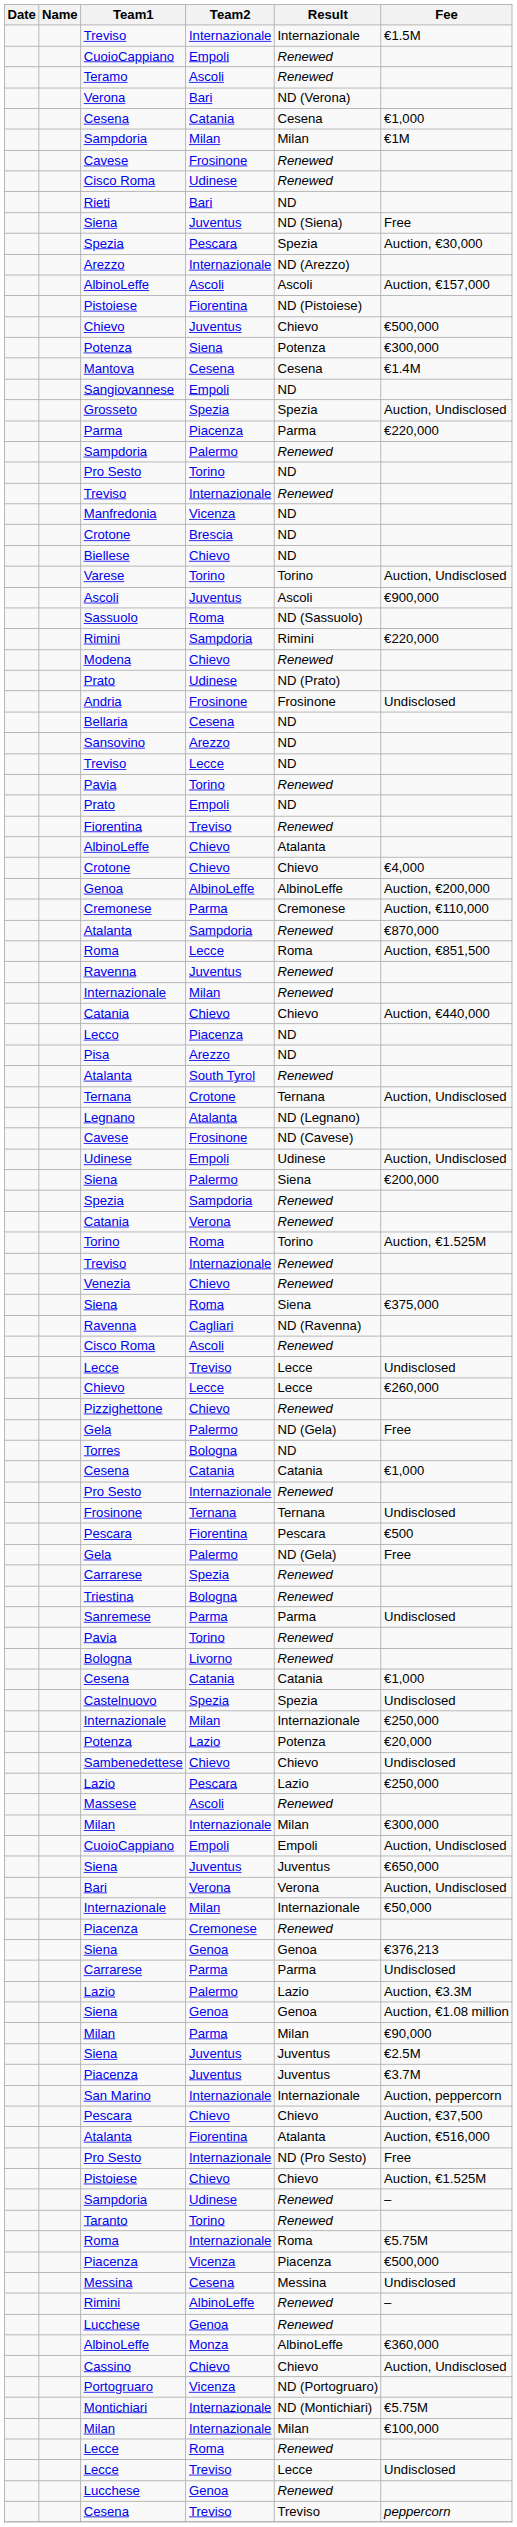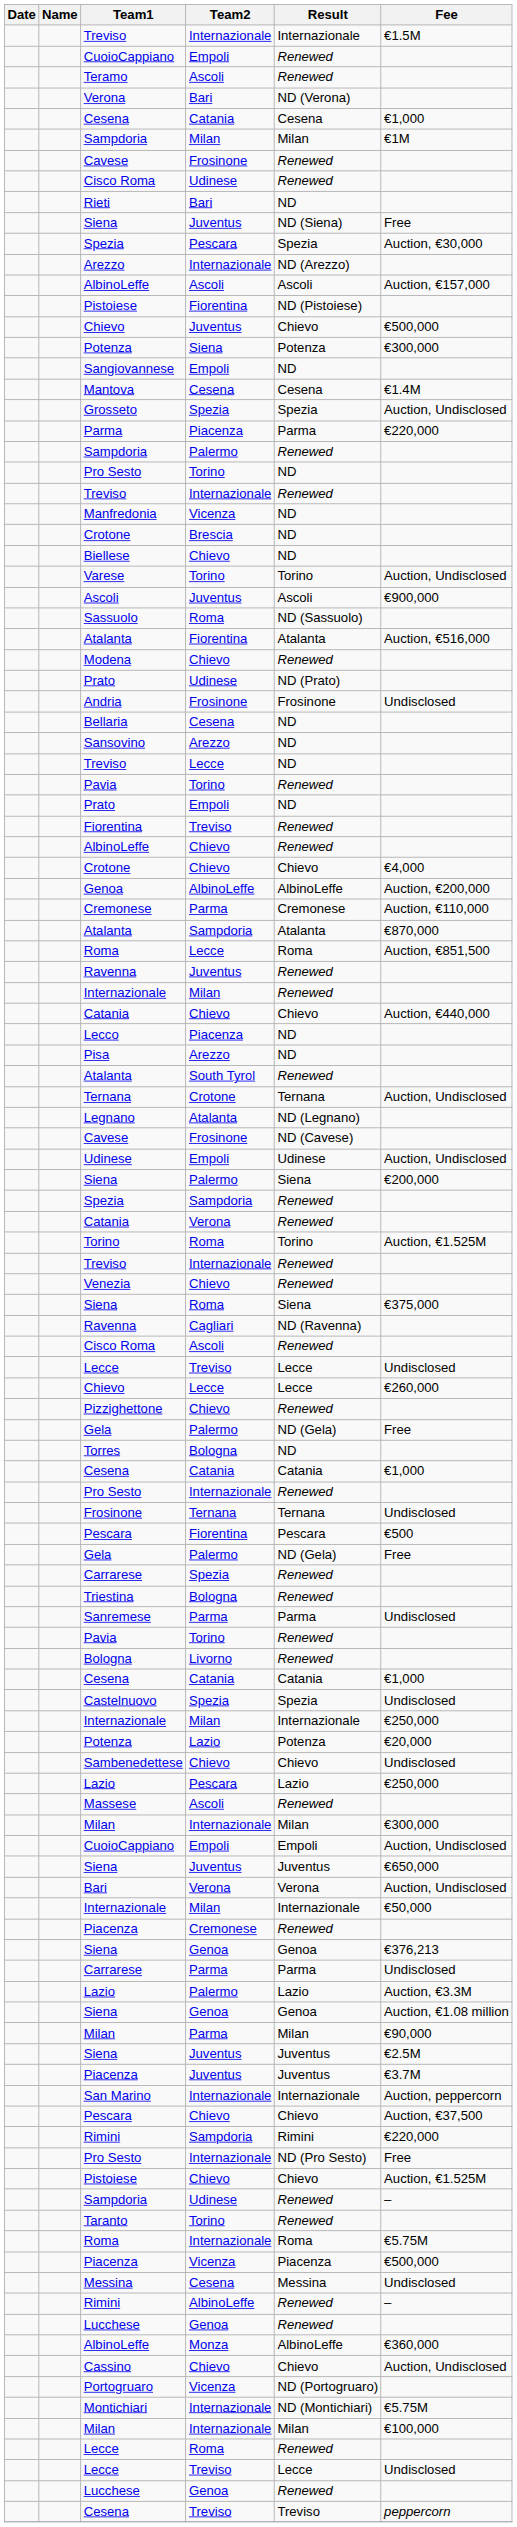rows swapped: (109, 368) <-> (129, 389)
rows swapped: (108, 2137) <-> (102, 639)
(302, 847) Atalanta -> (305, 847) Renewed
(305, 930) Renewed -> (302, 930) Atalanta
